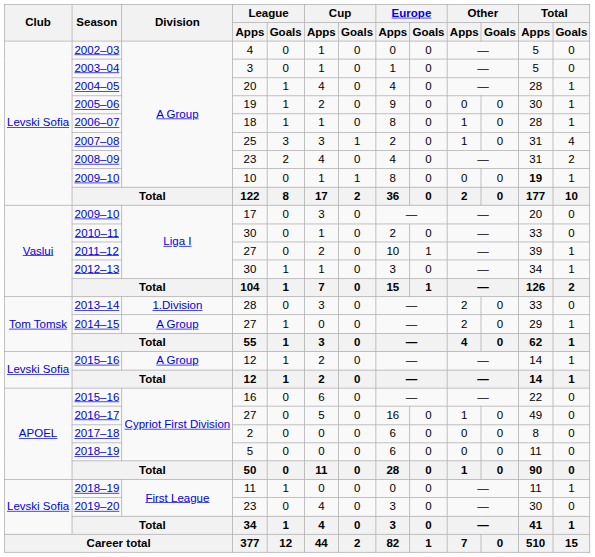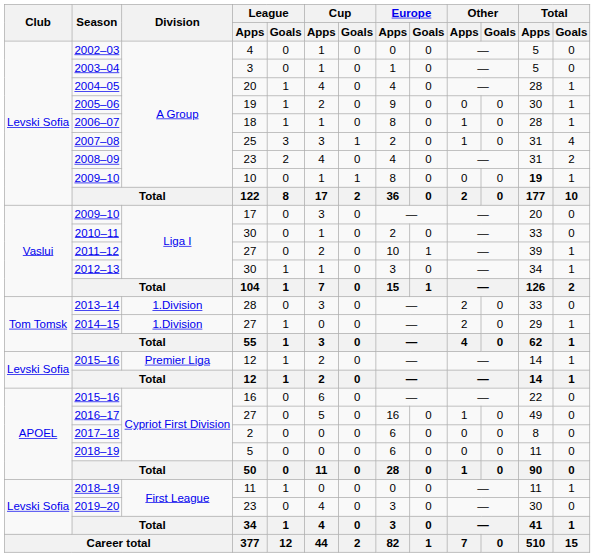(177, 324) A Group -> (177, 324) 1.Division
(177, 360) A Group -> (177, 360) Premier Liga
